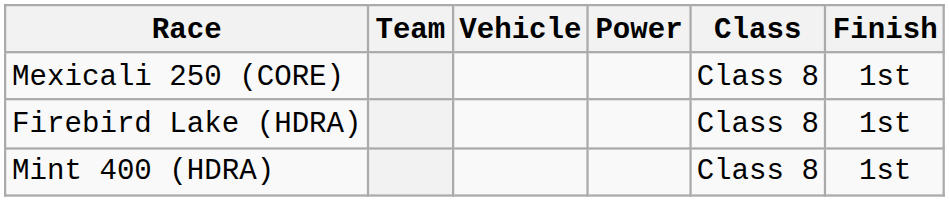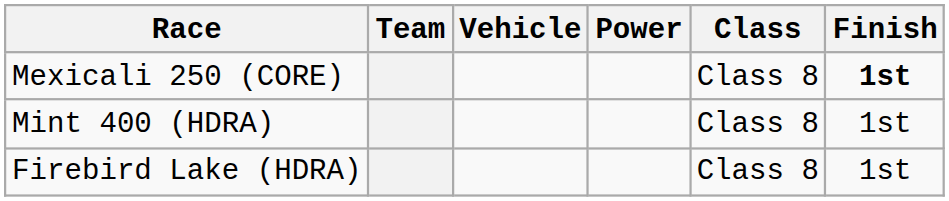(885, 76) normal -> (885, 76) bold
rows swapped: (143, 171) <-> (187, 124)
